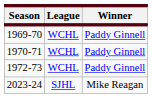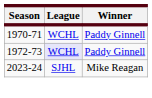- row: (24, 34)
(63, 68) no background -> (63, 51) lavender background
